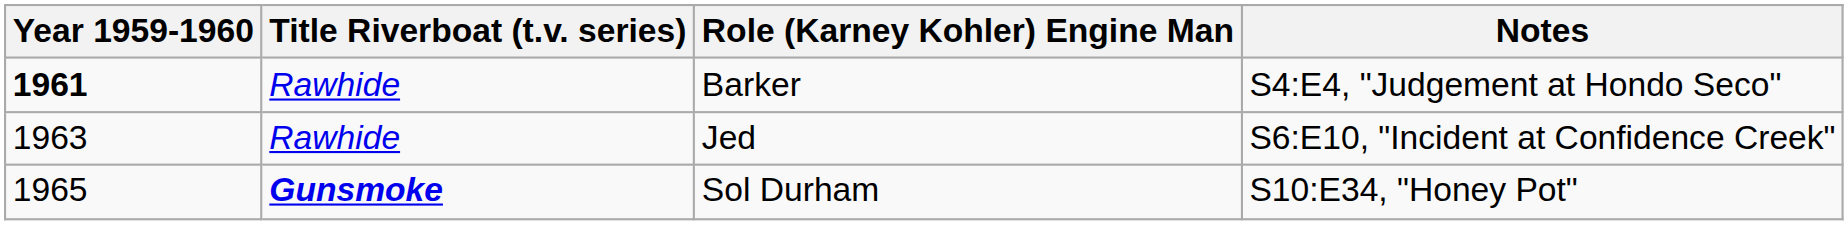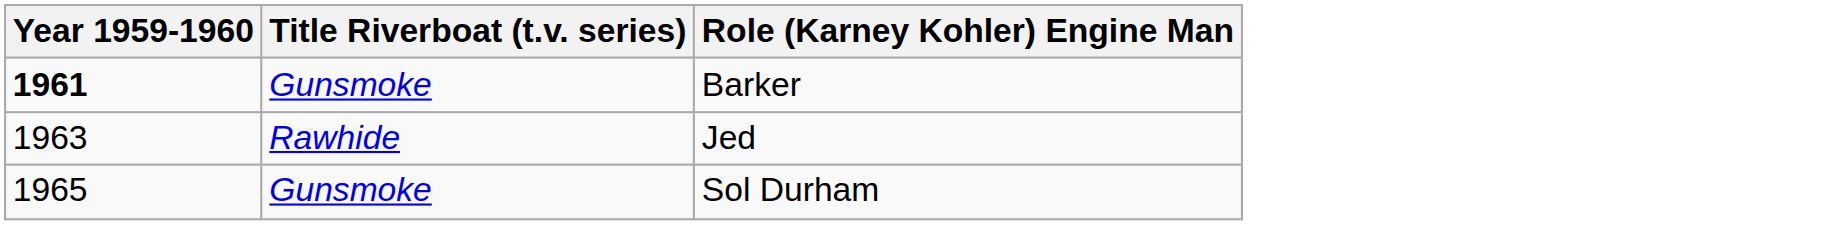- column: (1542, 31)
(335, 84) Rawhide -> (351, 84) Gunsmoke
(356, 191) bold -> (351, 191) normal
